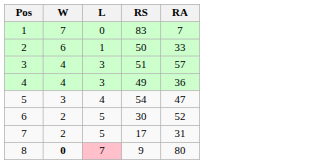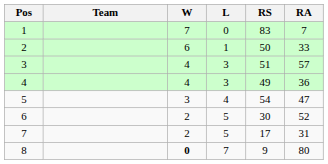+ column: (105, 13)
(102, 151) pink background -> (226, 151) no background
